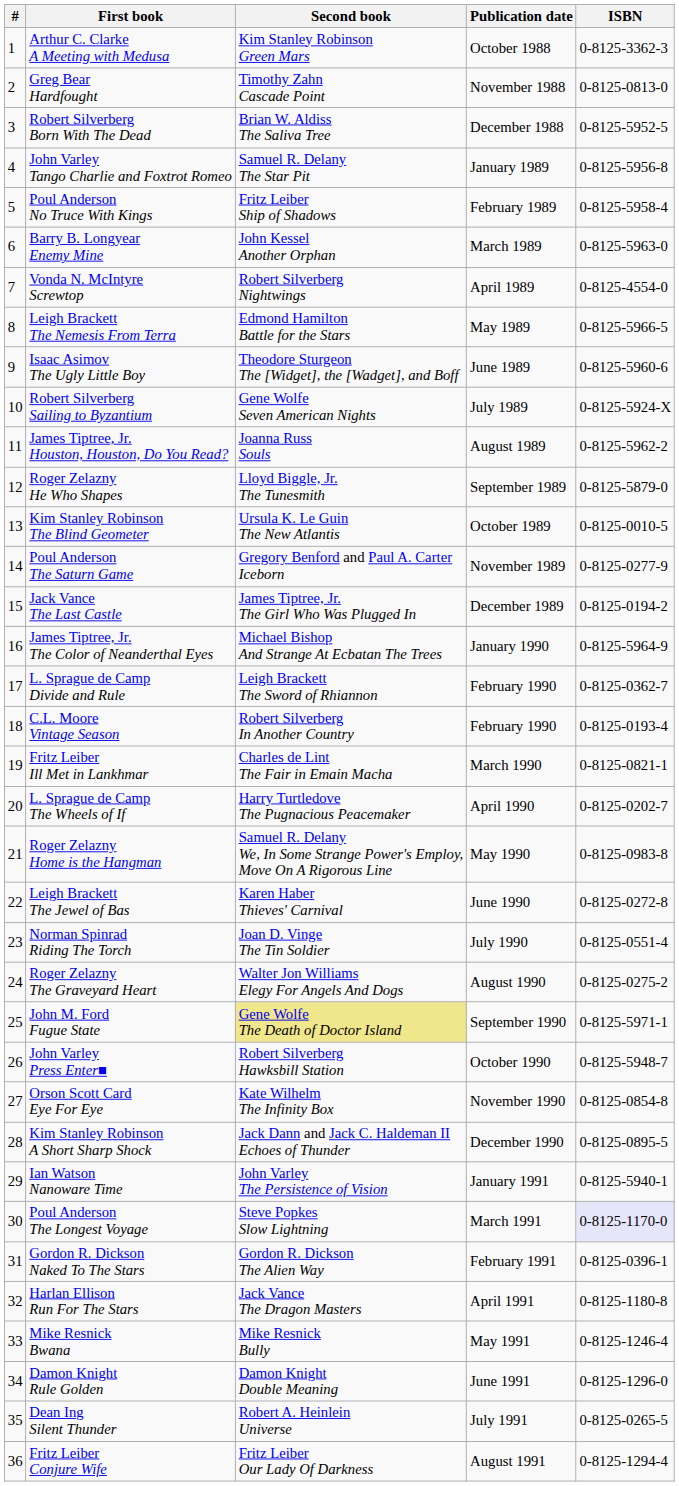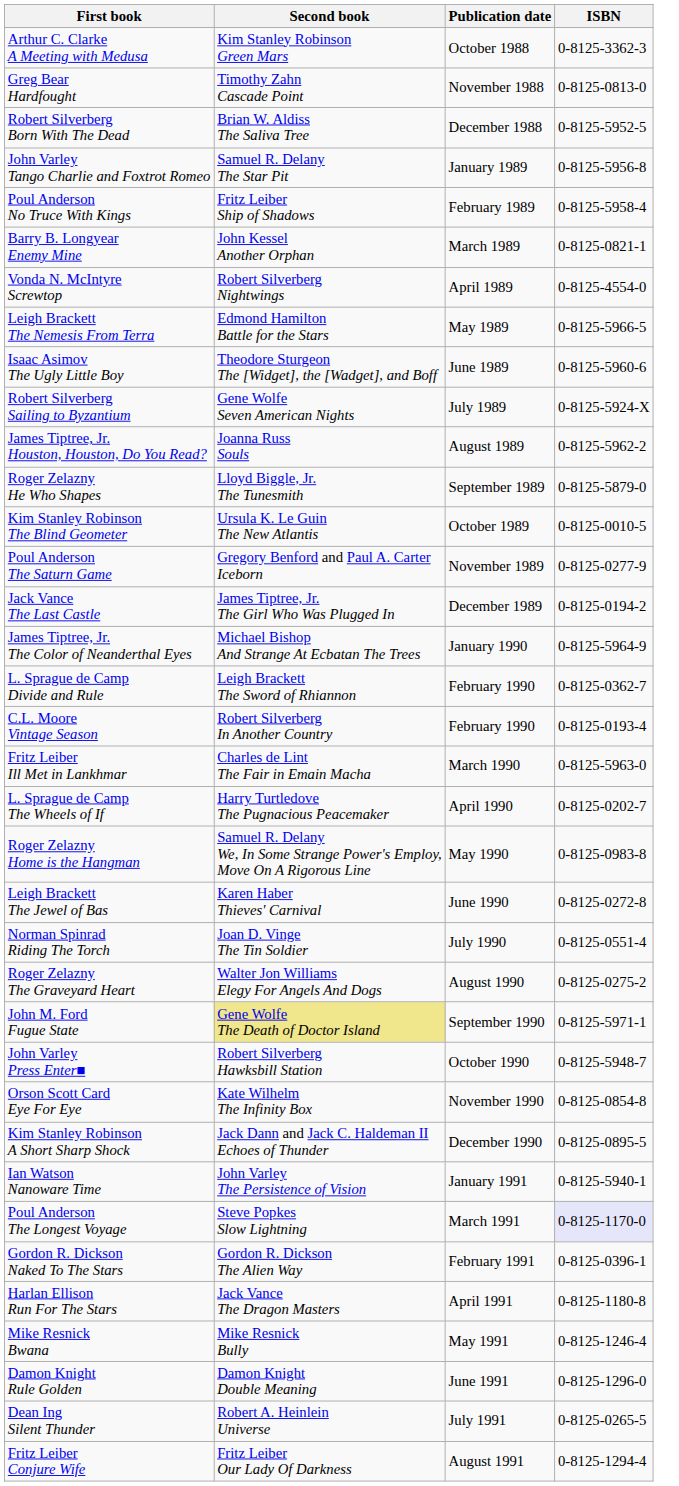- column: (15, 16)
(624, 247) 0-8125-5963-0 -> (602, 247) 0-8125-0821-1
(624, 766) 0-8125-0821-1 -> (602, 766) 0-8125-5963-0
